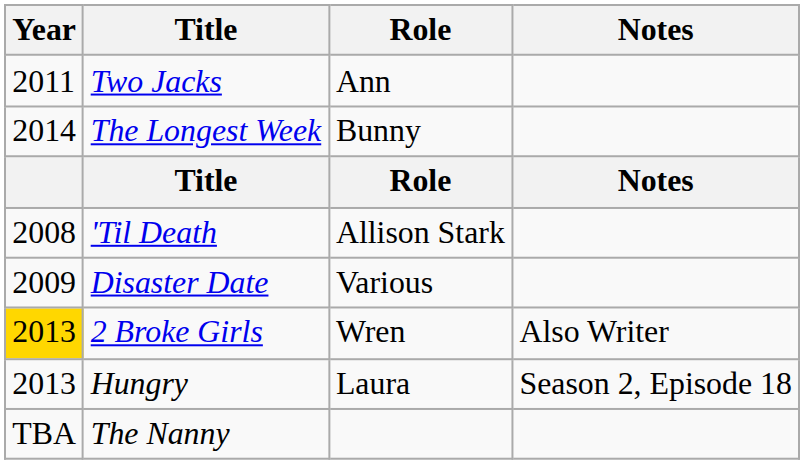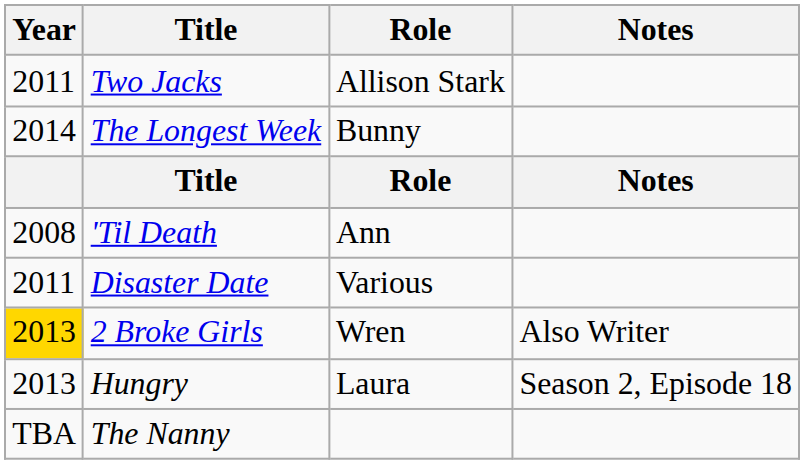(363, 80) Ann -> (420, 80) Allison Stark
(420, 231) Allison Stark -> (363, 231) Ann
(44, 282) 2009 -> (44, 282) 2011
